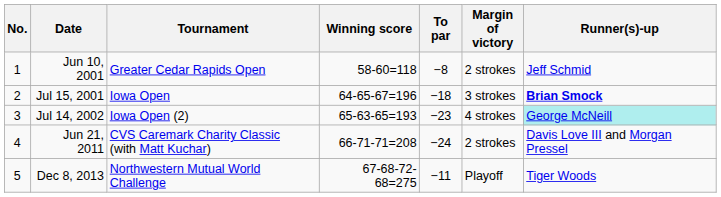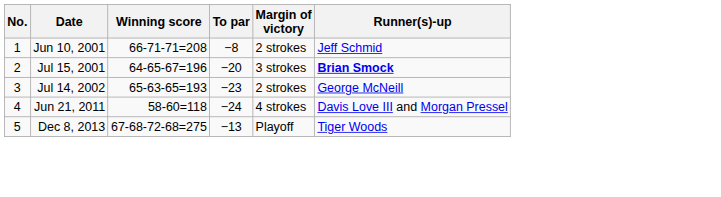- column: (213, 28)
(387, 69) 58-60=118 -> (168, 48) 66-71-71=208
(441, 96) −18 -> (231, 68) −20
(490, 115) 4 strokes -> (281, 88) 2 strokes
(569, 115) paleturquoise background -> (360, 88) no background
(378, 142) 66-71-71=208 -> (177, 107) 58-60=118
(490, 142) 2 strokes -> (281, 107) 4 strokes
(441, 176) −11 -> (231, 127) −13
